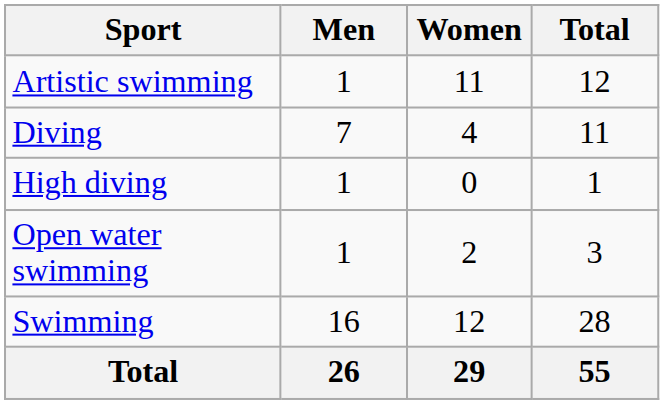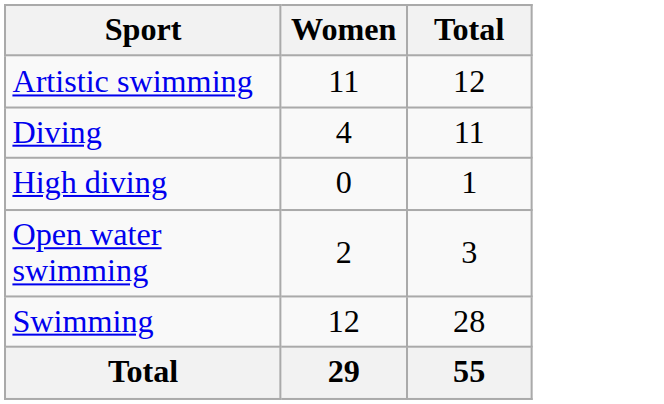- column: (344, 30)
